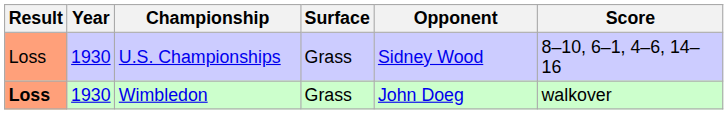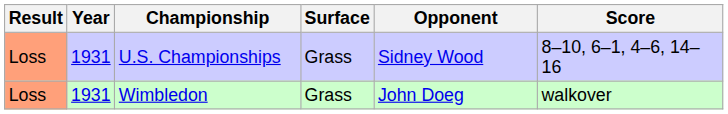(91, 56) 1930 -> (91, 56) 1931
(29, 94) bold -> (27, 94) normal
(91, 94) 1930 -> (91, 94) 1931
